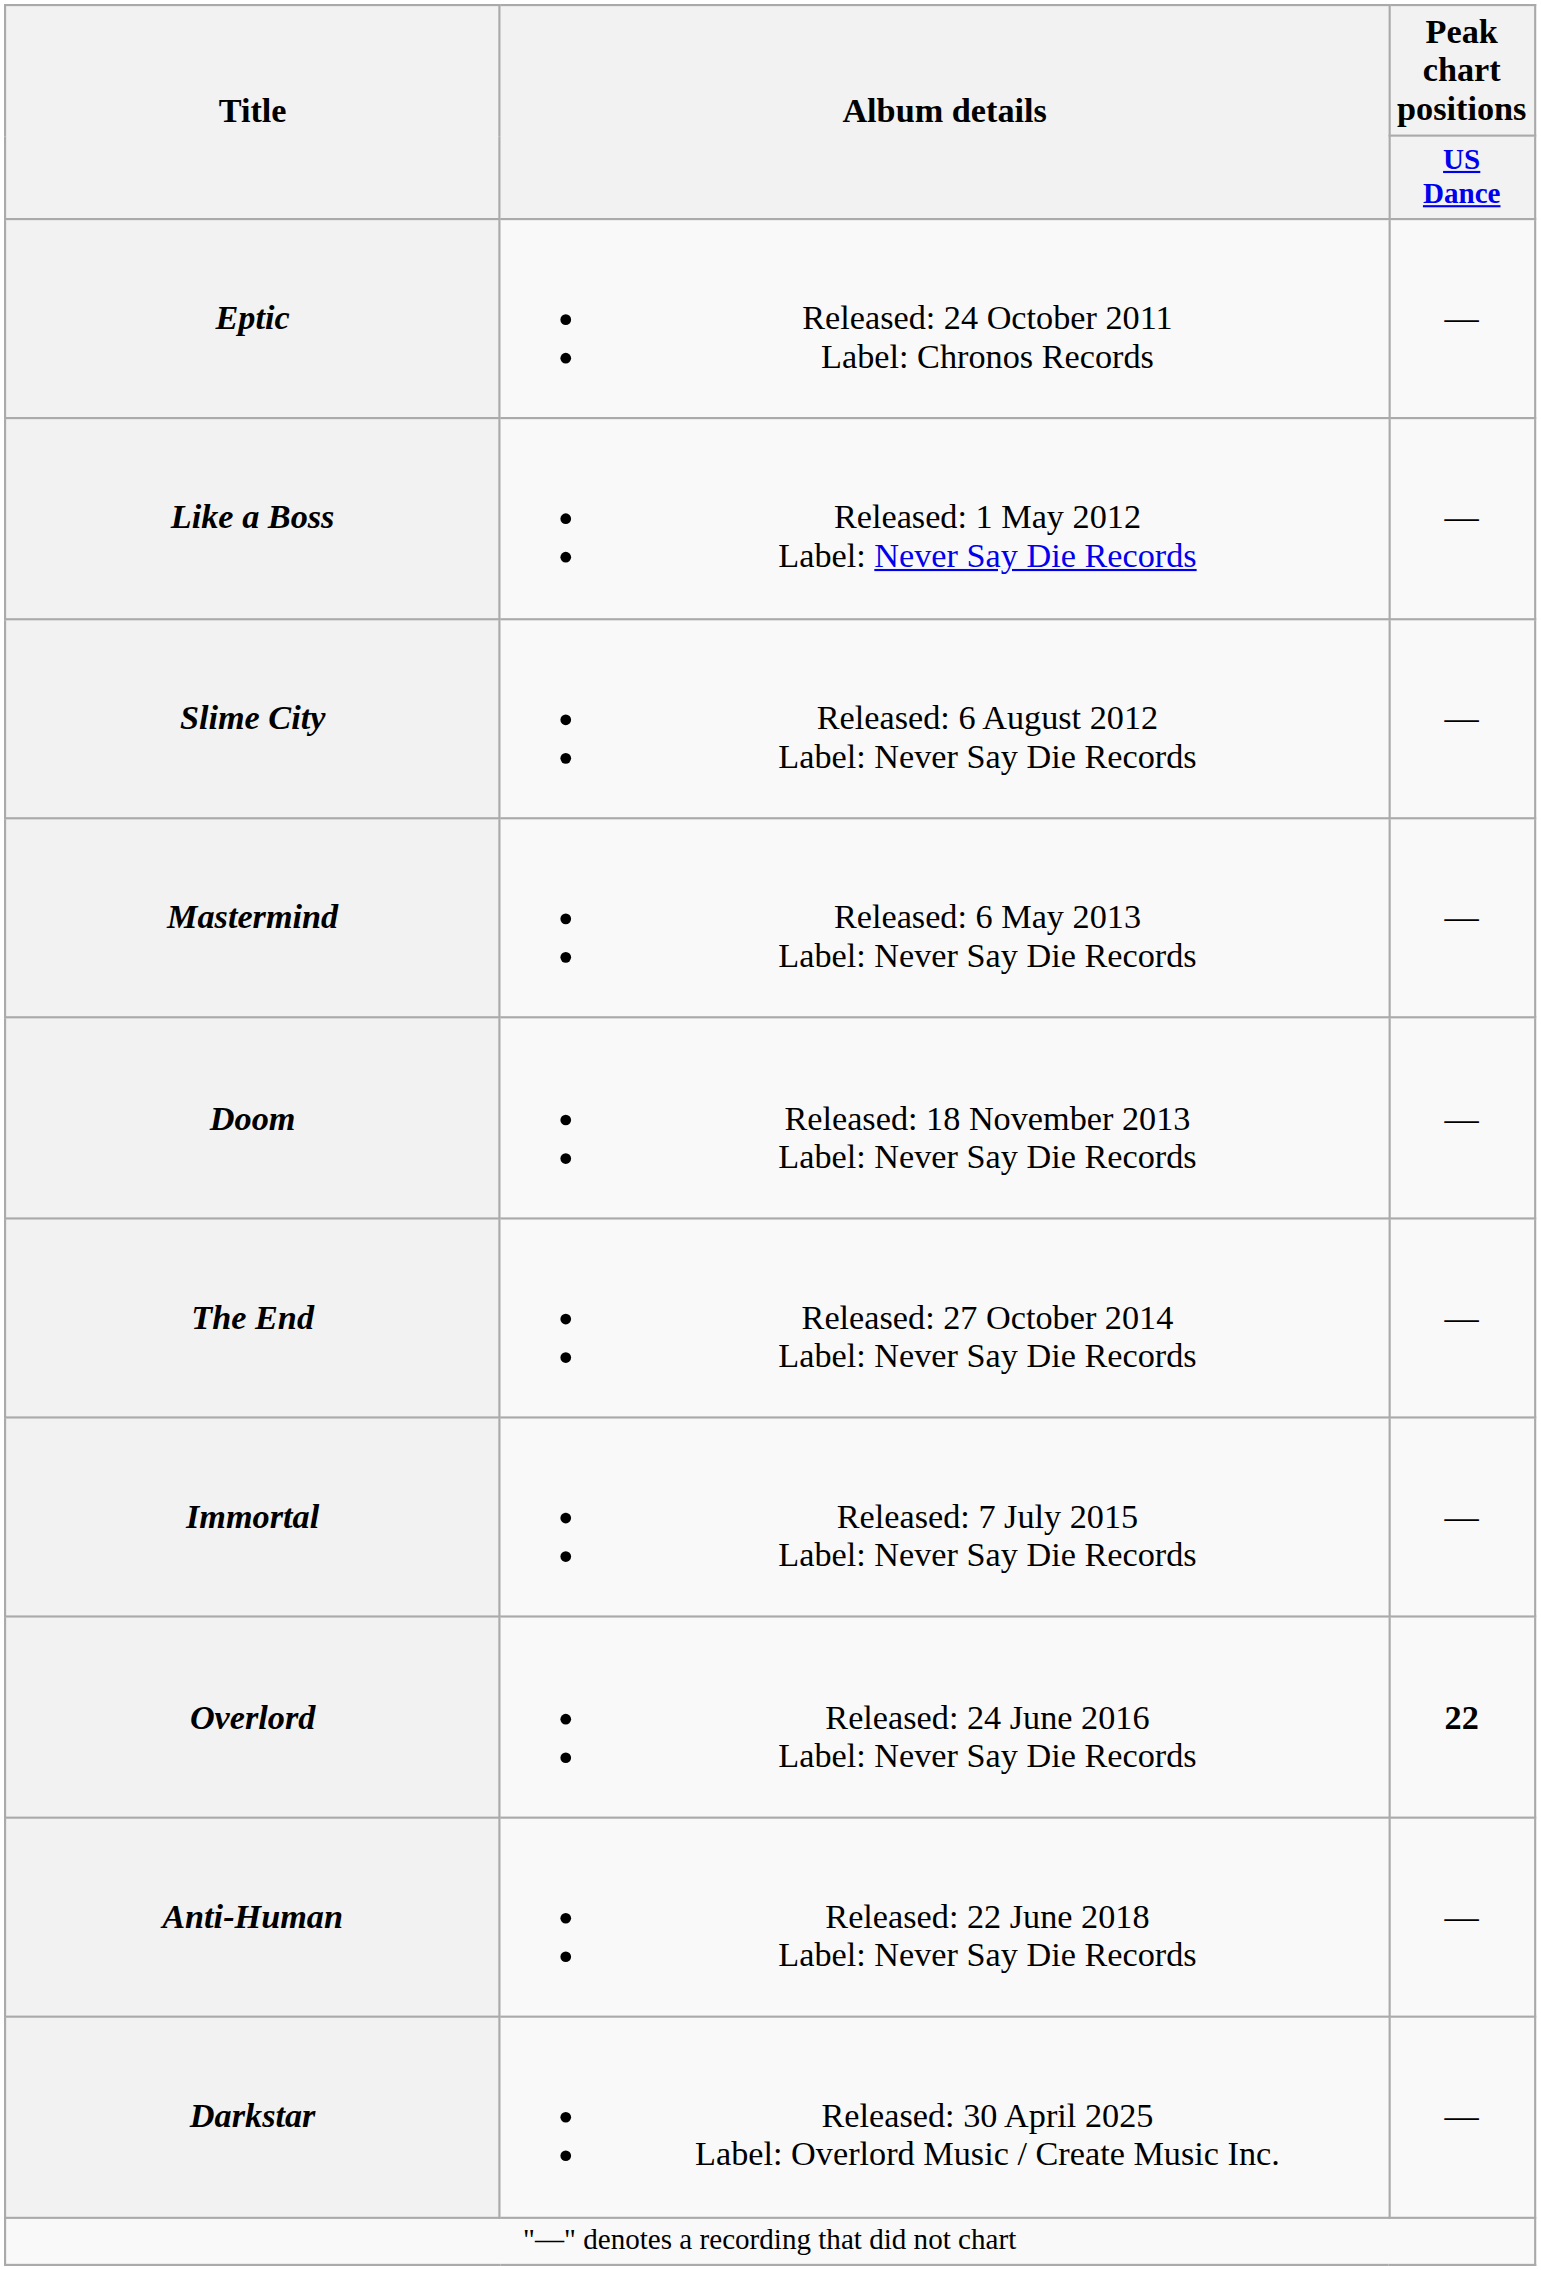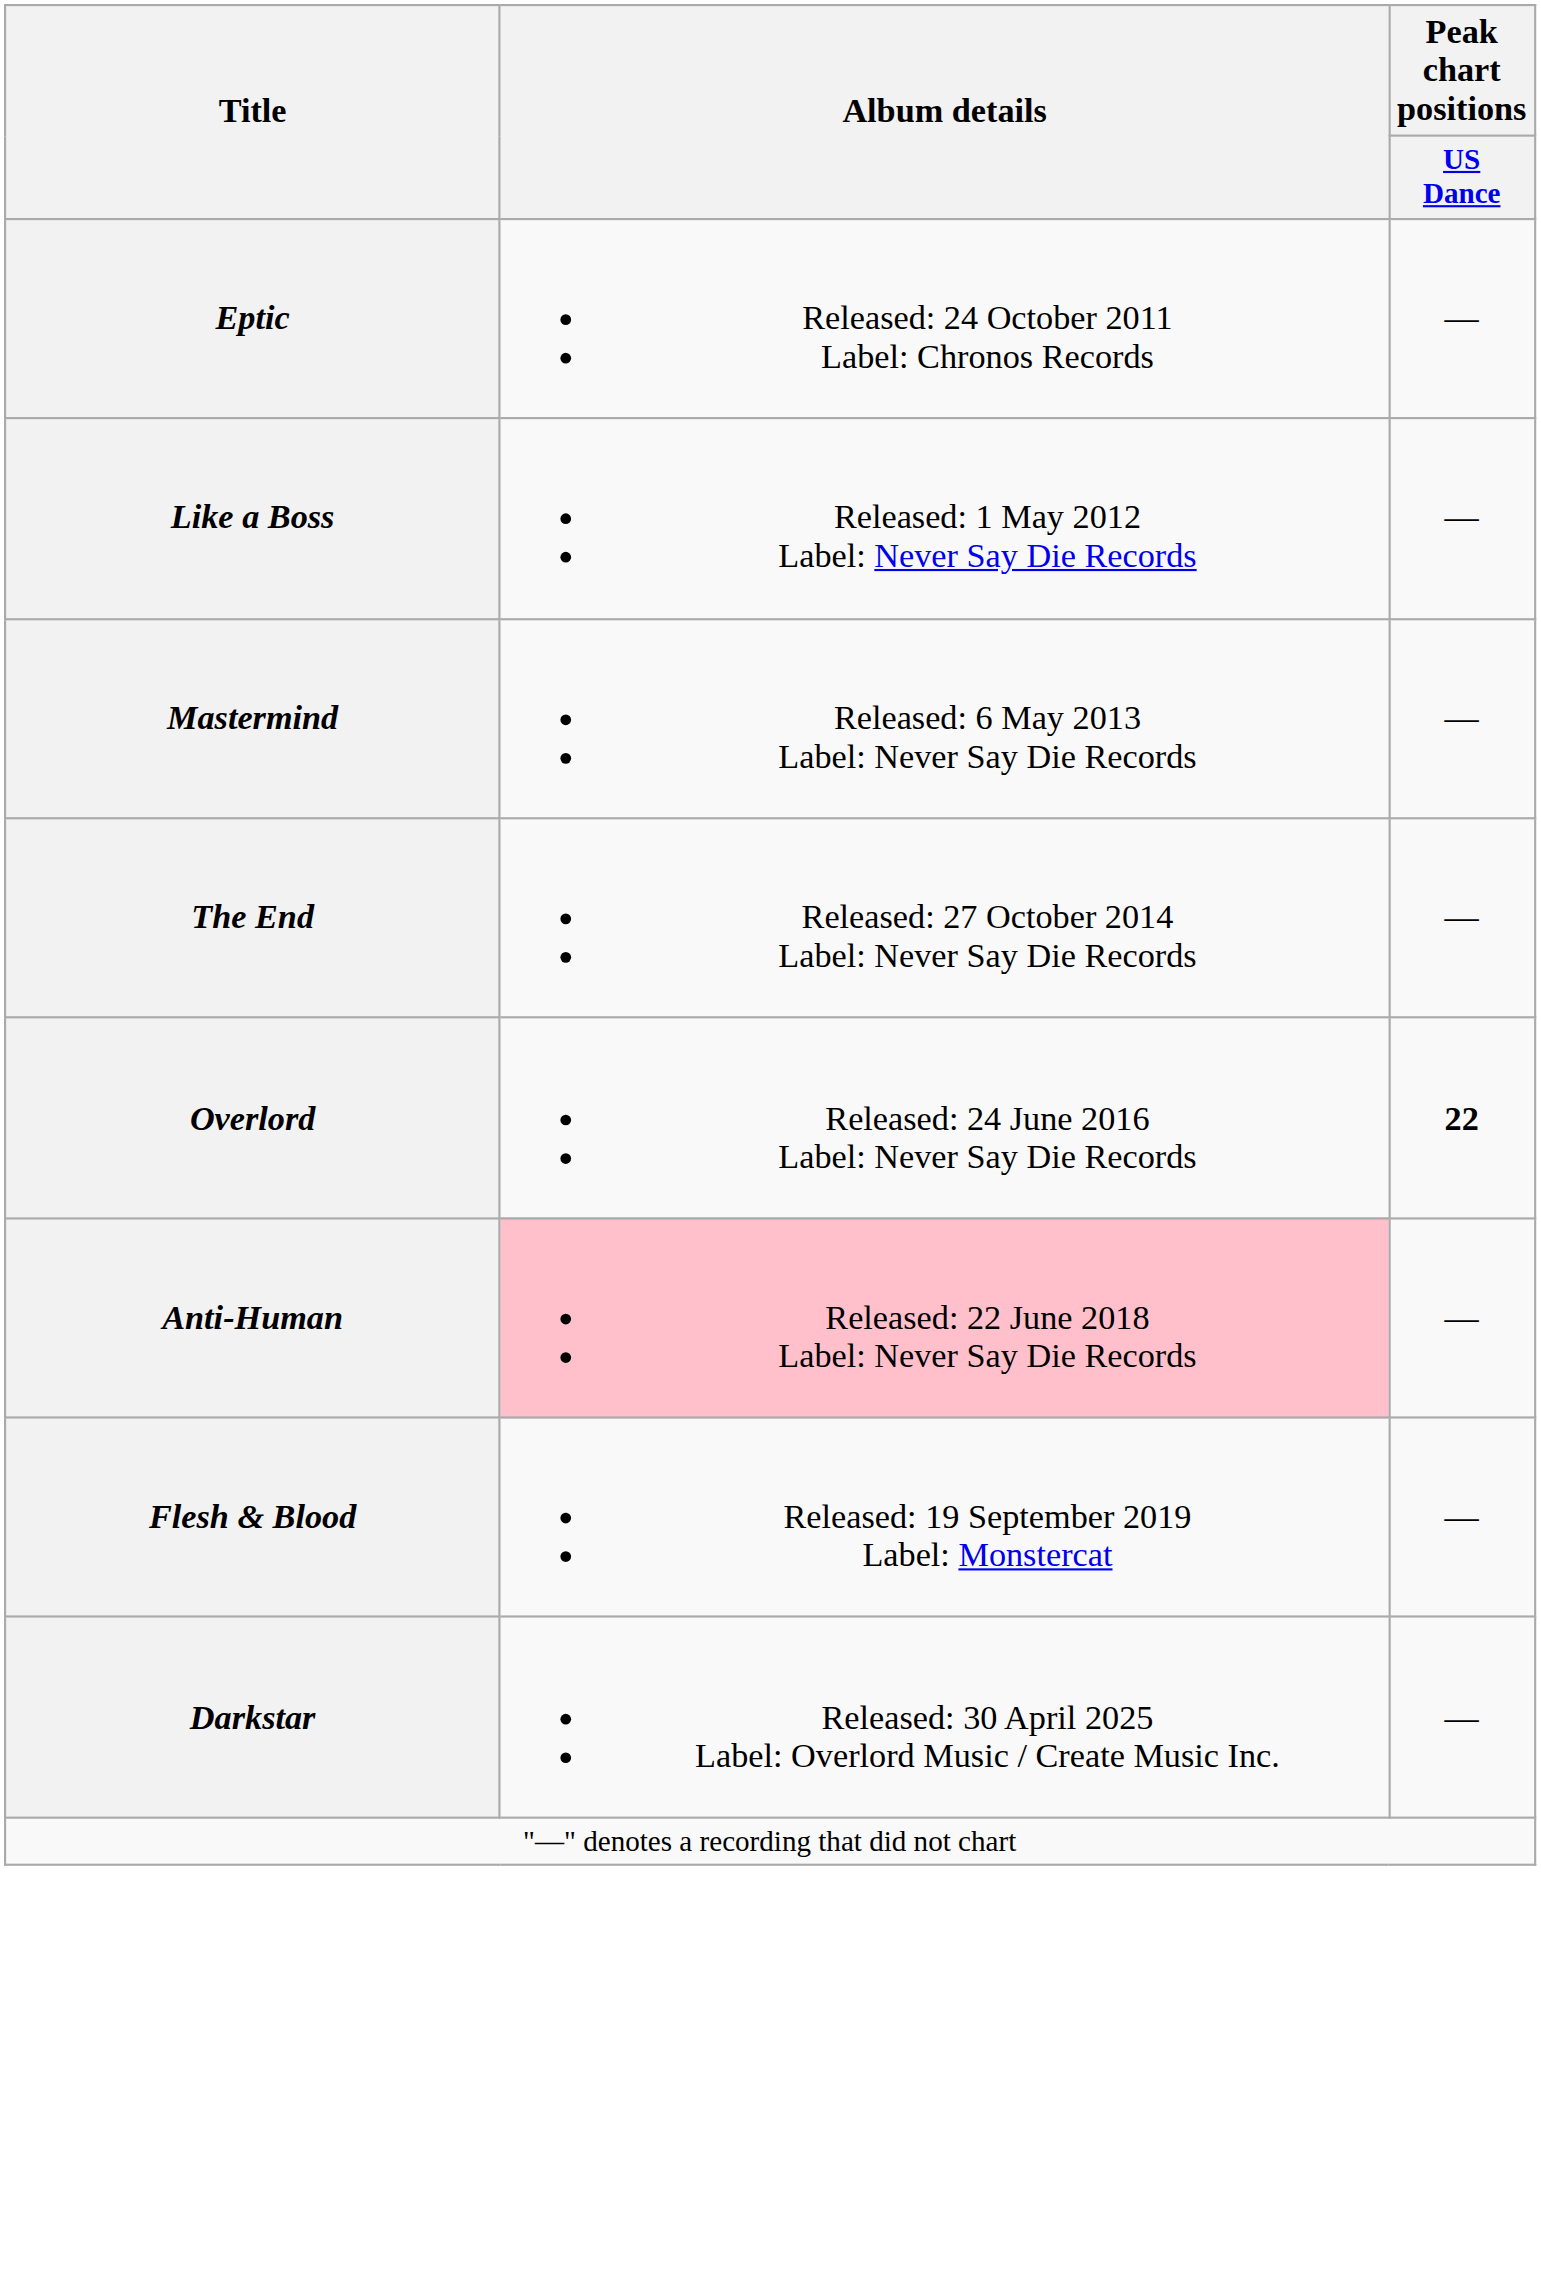- row: (253, 717)
- row: (253, 1117)
- row: (253, 1516)
(945, 1936) no background -> (945, 1337) pink background
+ row: (253, 1516)
